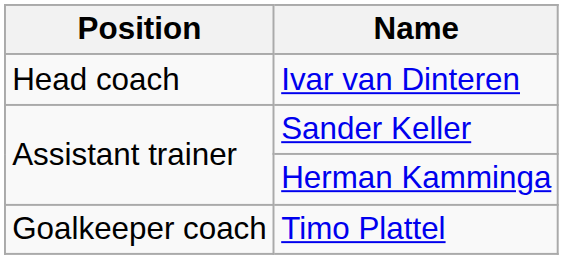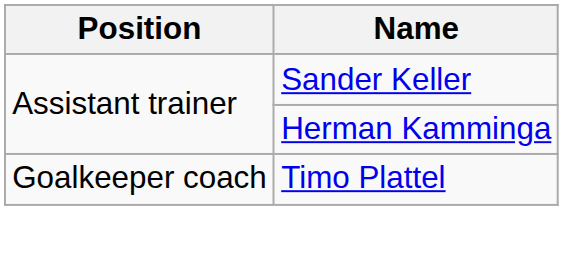- row: (401, 79)
